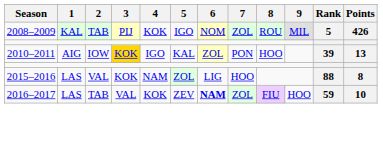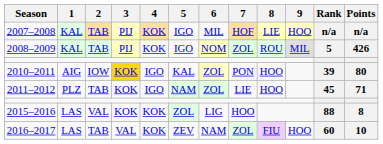+ row: (31, 31)
(360, 54) 13 -> (361, 71) 80
+ row: (31, 89)
(155, 76) NAM -> (154, 112) KOK
(213, 94) bold -> (214, 130) normal
(328, 94) 59 -> (329, 130) 60
